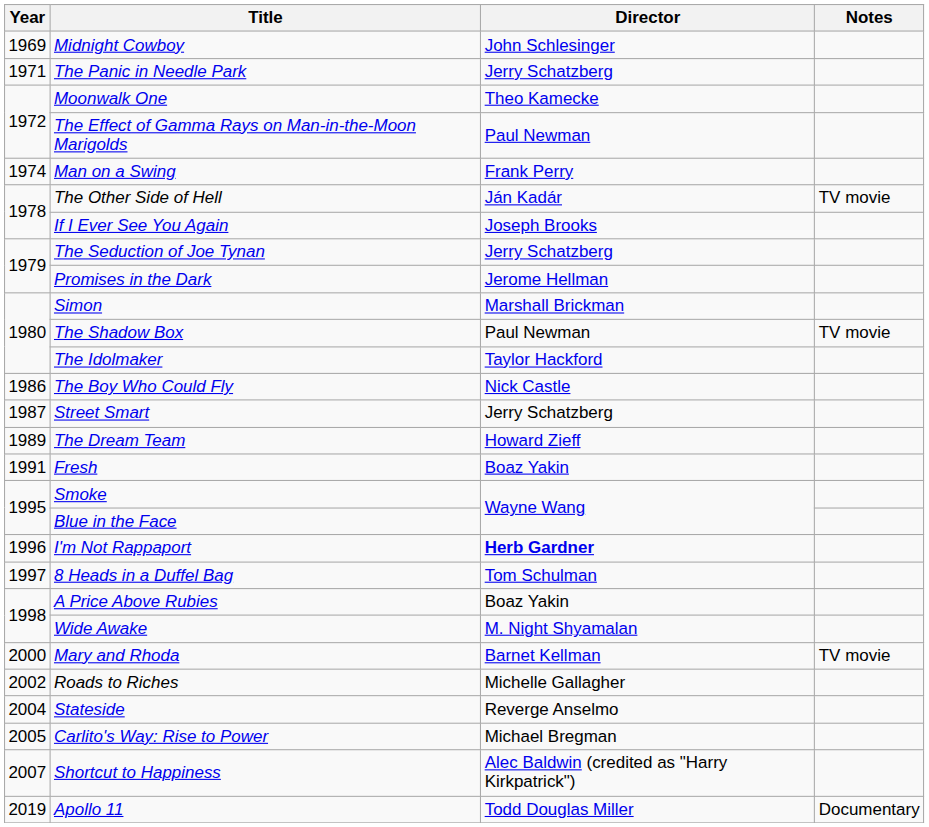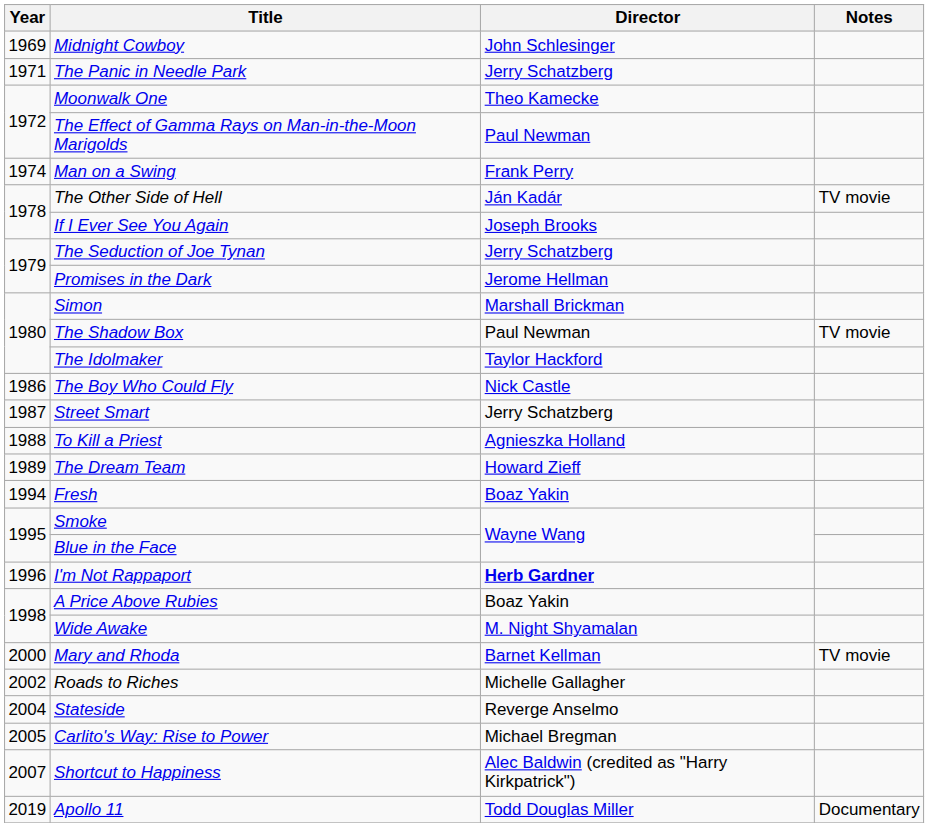+ row: (108, 440)
(27, 467) 1991 -> (27, 494) 1994
- row: (144, 574)
